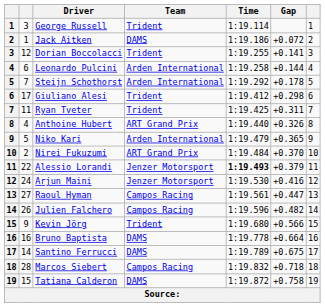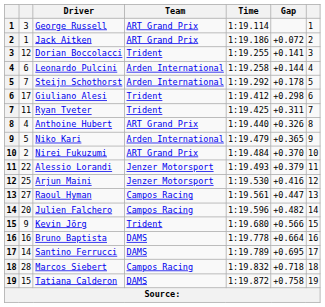(144, 26) Trident -> (162, 26) ART Grand Prix
(137, 40) DAMS -> (162, 40) ART Grand Prix
(248, 167) bold -> (248, 167) normal
(26, 182) 24 -> (26, 182) 25
(26, 210) 26 -> (26, 210) 20
(289, 252) +0.675 -> (289, 252) +0.695
